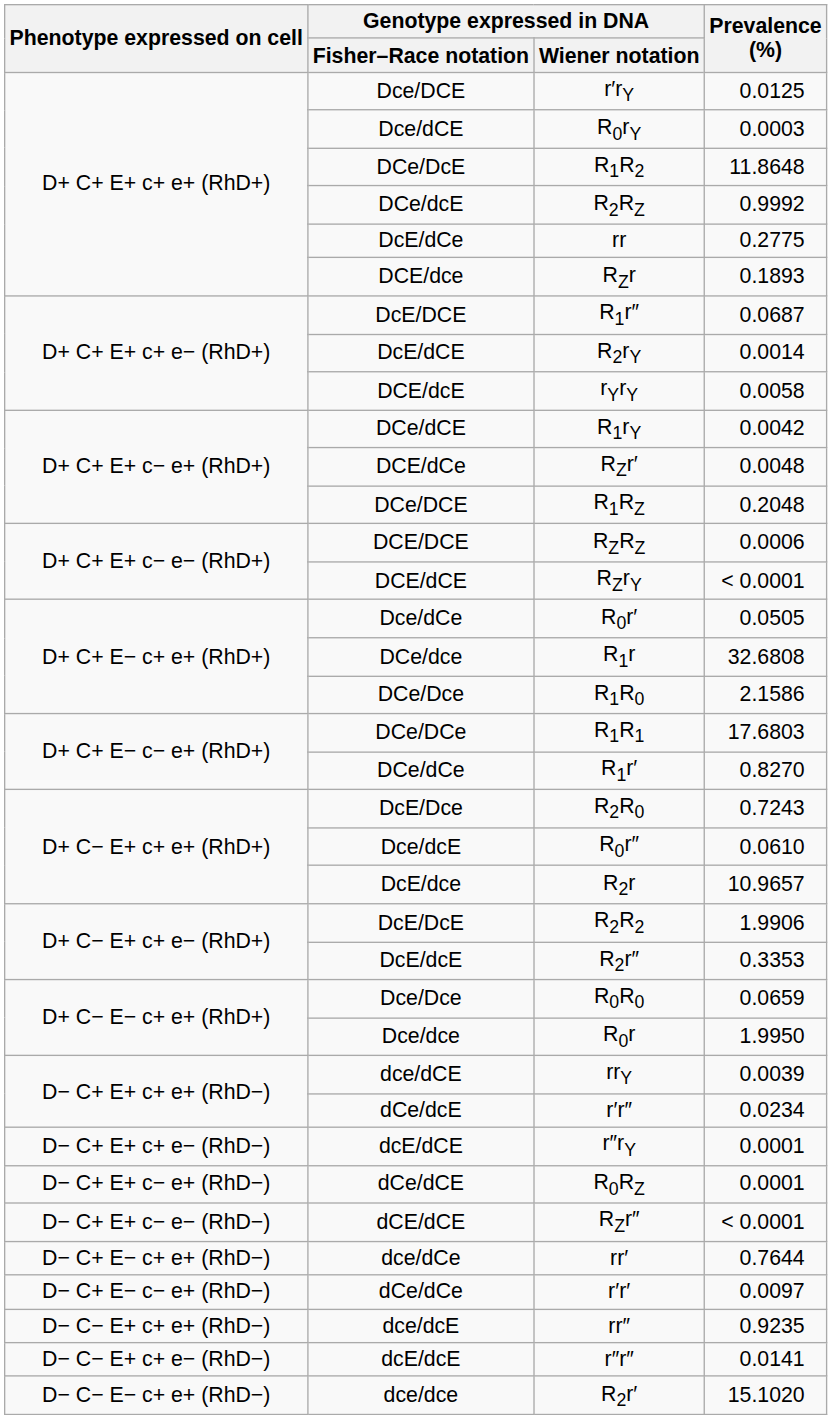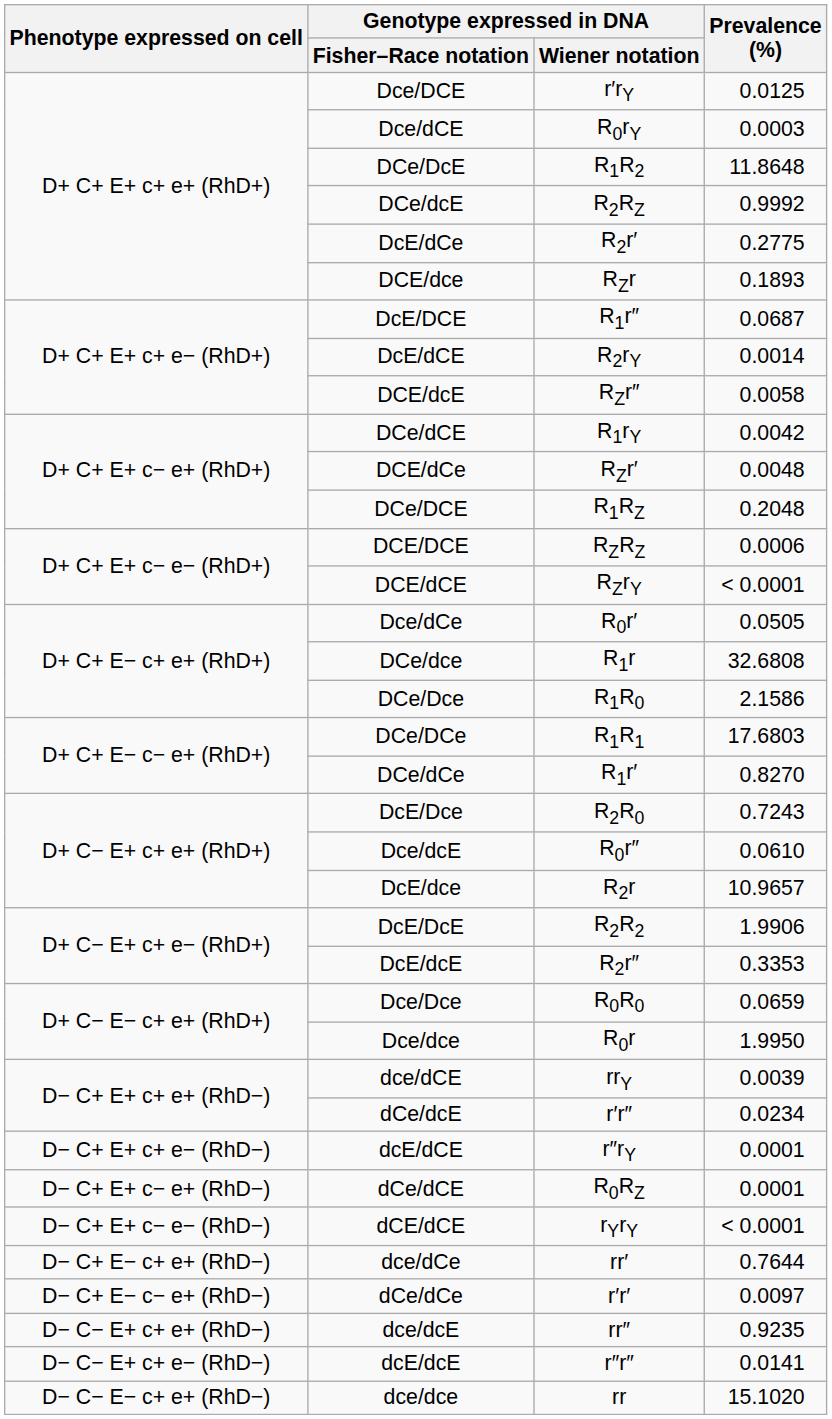(619, 240) rr -> (619, 243) R2r′
(619, 391) rYrY -> (619, 395) RZr″
(619, 1222) RZr″ -> (619, 1227) rYrY
(619, 1395) R2r′ -> (619, 1397) rr
